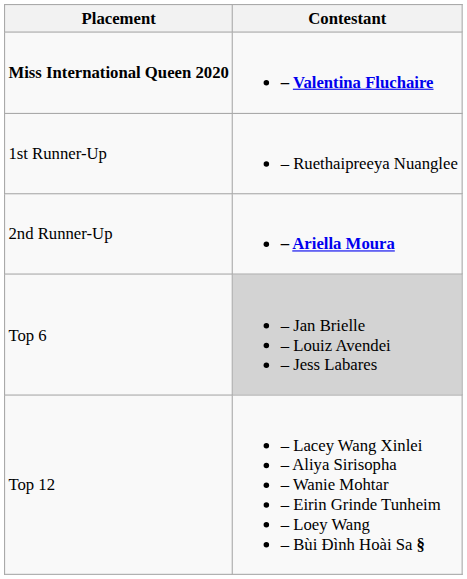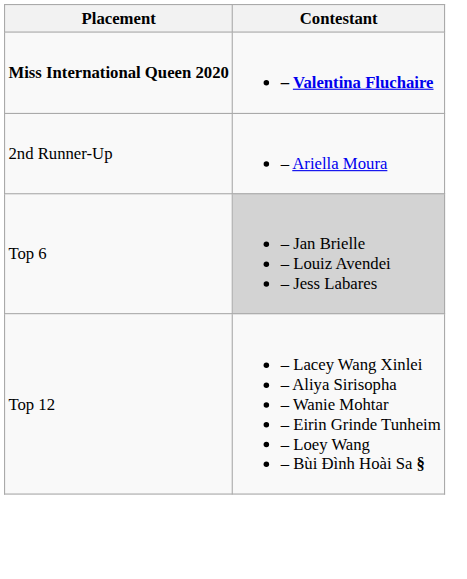- row: (58, 153)
(347, 244) bold -> (339, 163) normal
